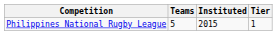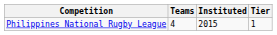(173, 24) 5 -> (173, 24) 4
